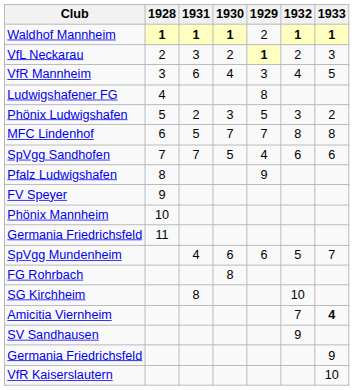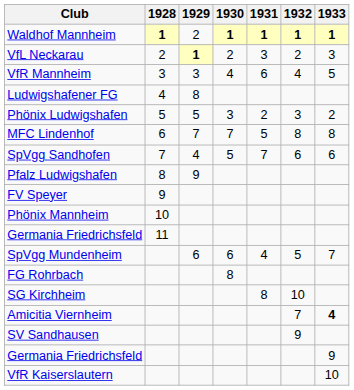columns swapped: (264, 14) <-> (196, 14)
